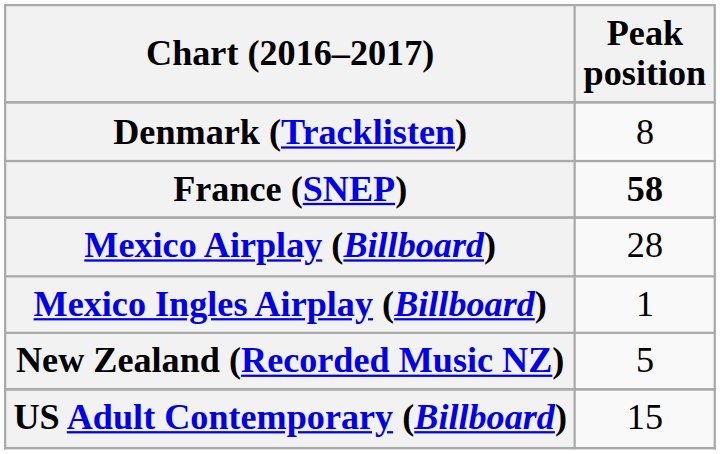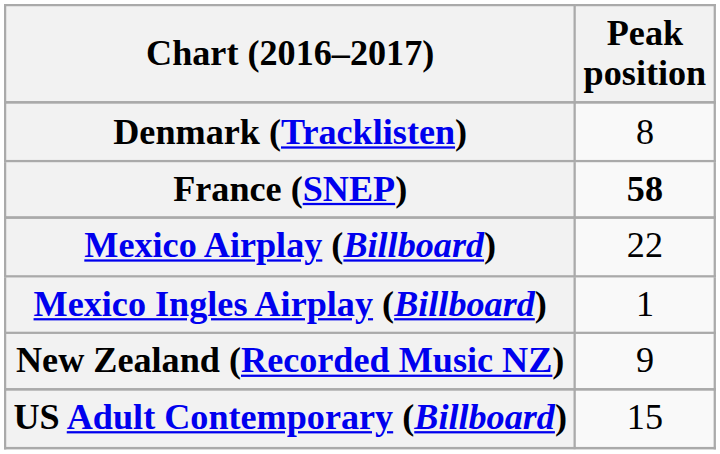(645, 245) 28 -> (645, 245) 22
(645, 360) 5 -> (645, 360) 9
